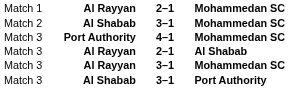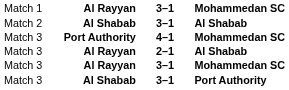(165, 8) 2–1 -> (165, 8) 3–1
(240, 23) Mohammedan SC -> (221, 23) Al Shabab
